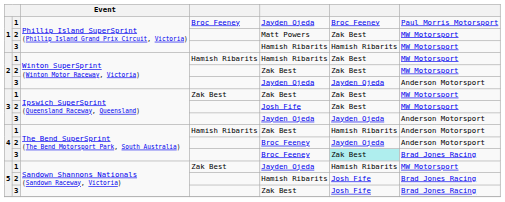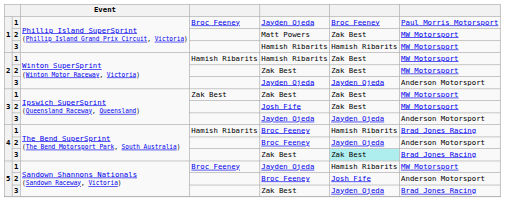(279, 131) Zak Best -> (286, 131) Broc Feeney
(443, 131) Anderson Motorsport -> (439, 131) Brad Jones Racing
(286, 155) Broc Feeney -> (279, 155) Zak Best
(209, 167) Zak Best -> (216, 167) Broc Feeney
(294, 179) Hamish Ribarits -> (286, 179) Broc Feeney
(439, 179) Brad Jones Racing -> (443, 179) Anderson Motorsport
(351, 191) Josh Fife -> (358, 191) Jayden Ojeda
